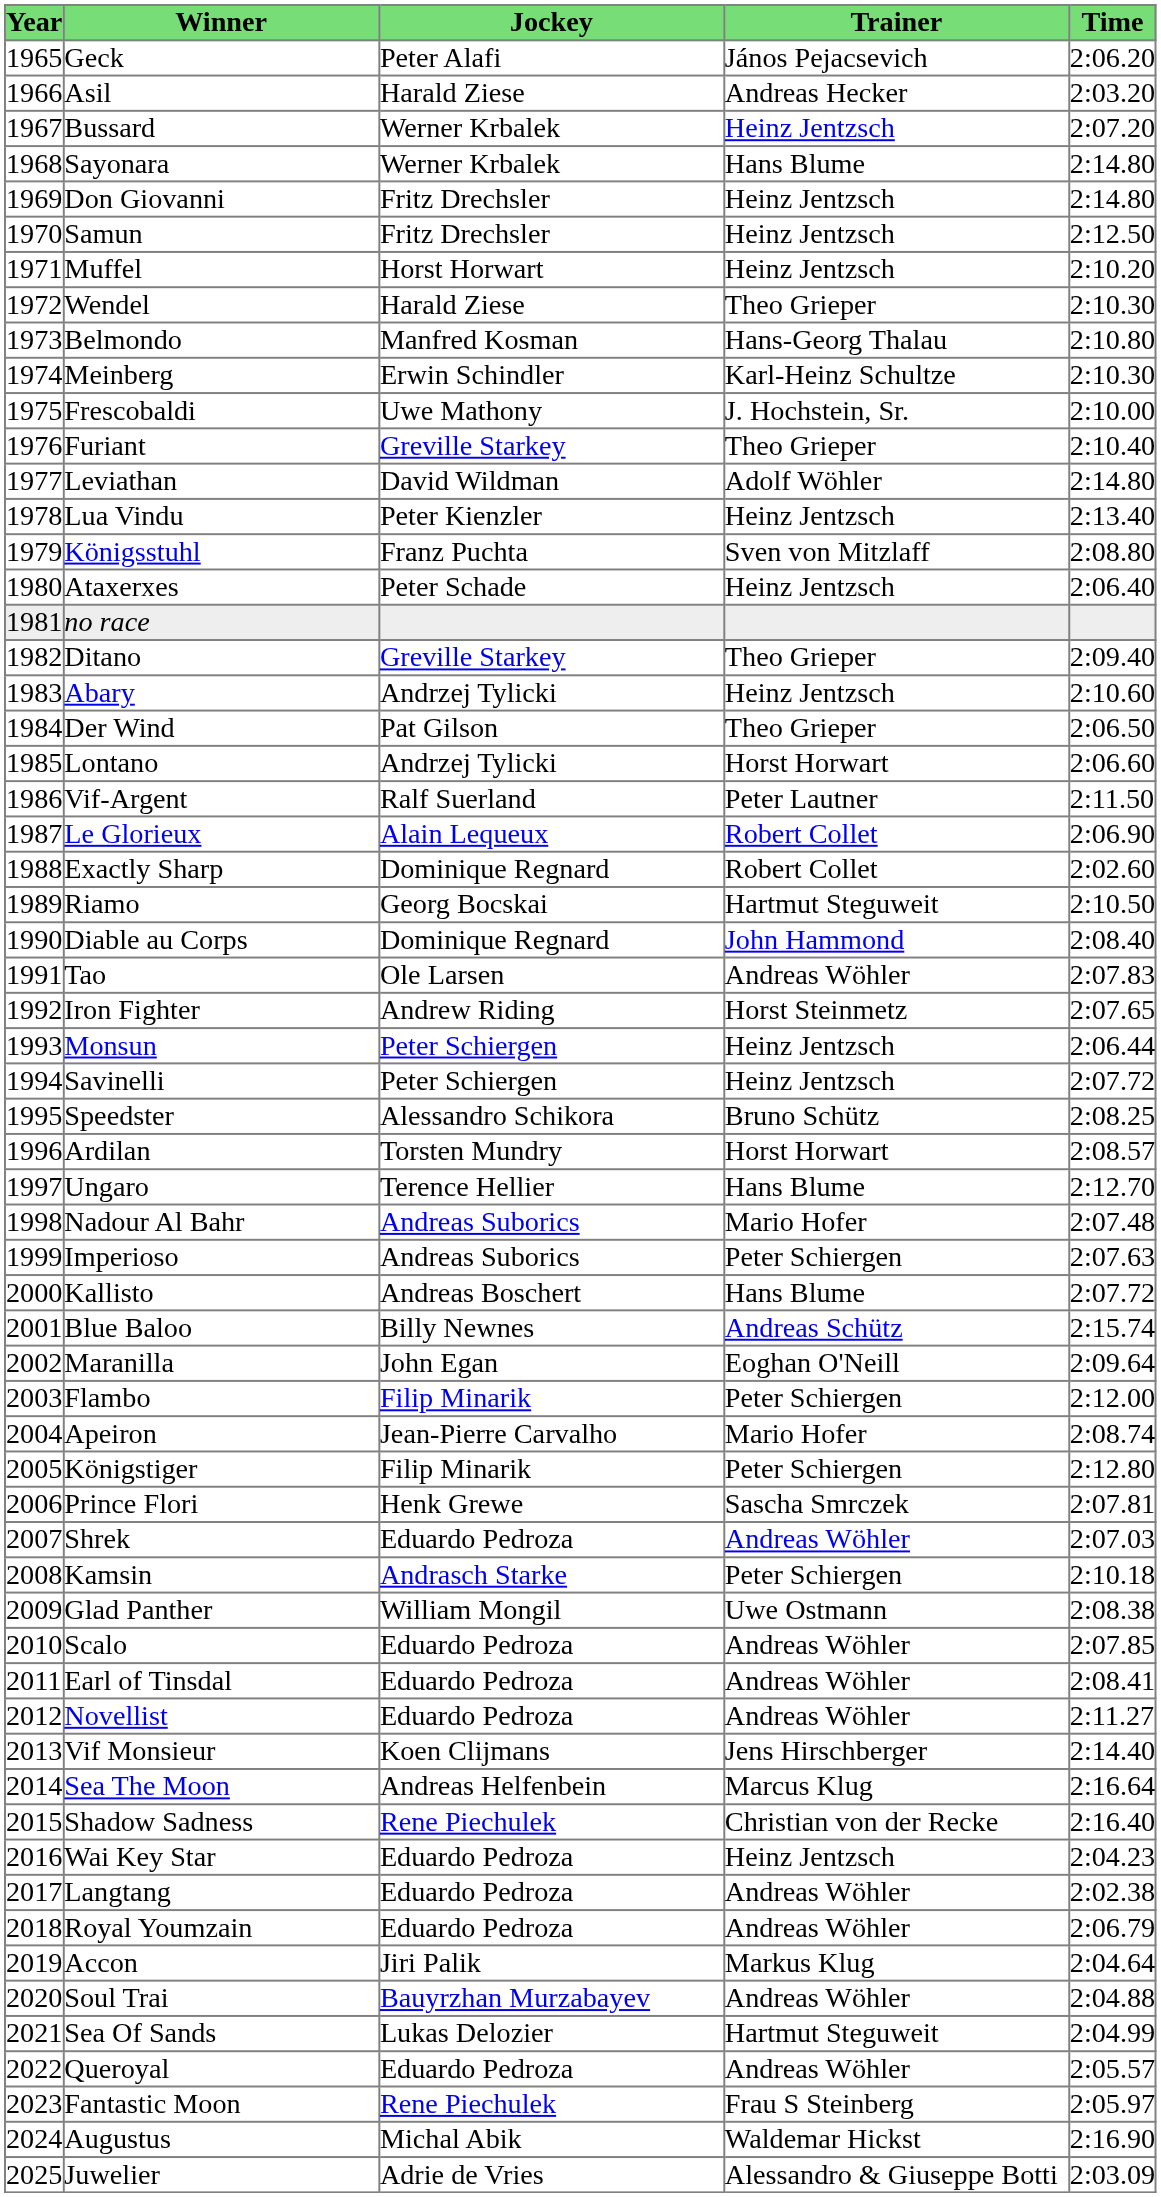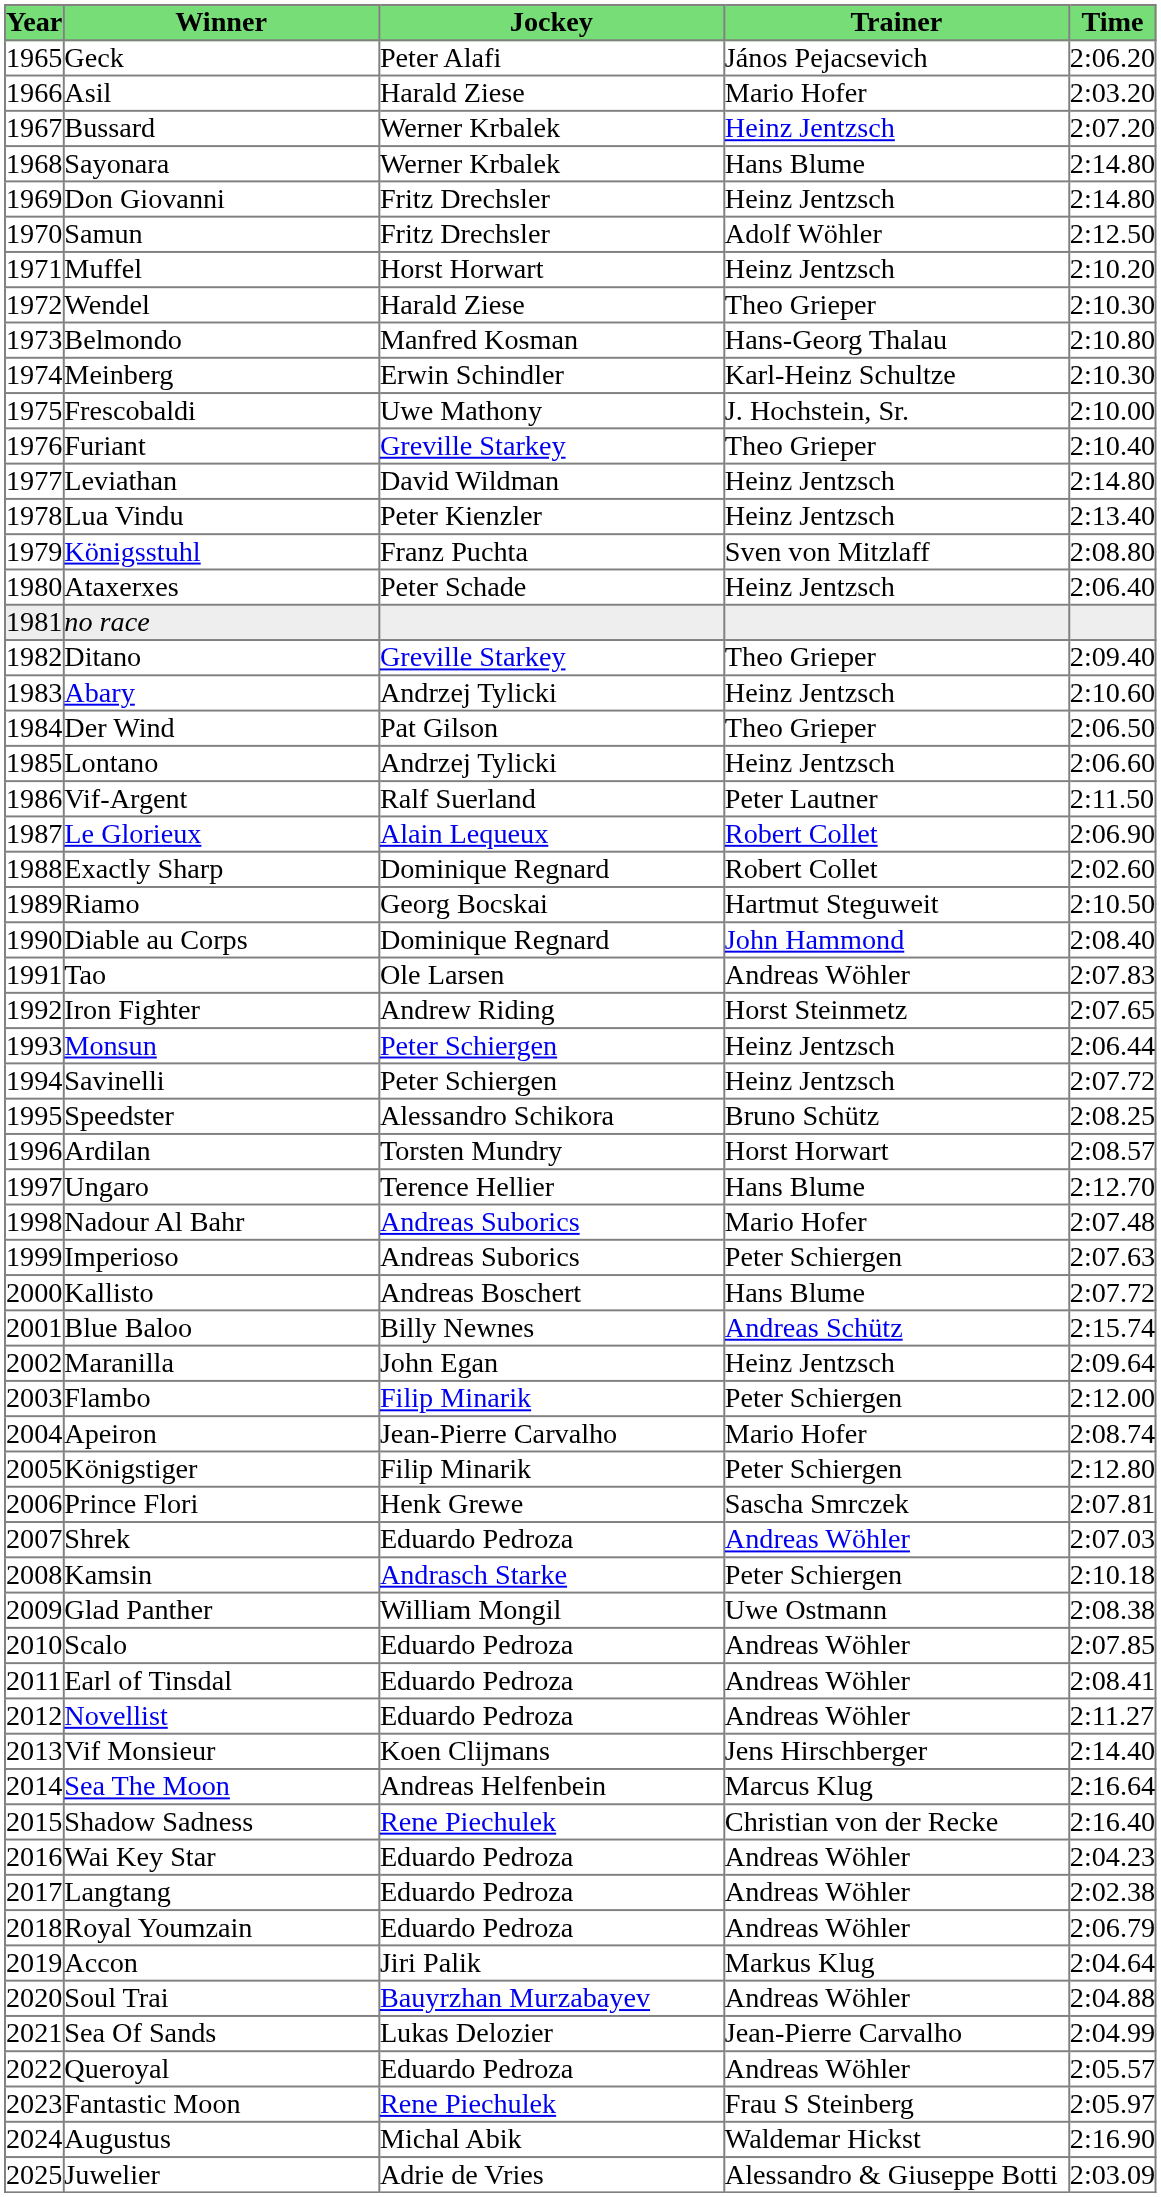(816, 92) Andreas Hecker -> (796, 92) Mario Hofer
(810, 233) Heinz Jentzsch -> (803, 233) Adolf Wöhler
(803, 480) Adolf Wöhler -> (810, 480) Heinz Jentzsch
(807, 763) Horst Horwart -> (810, 763) Heinz Jentzsch
(812, 1362) Eoghan O'Neill -> (810, 1362) Heinz Jentzsch
(810, 1856) Heinz Jentzsch -> (817, 1856) Andreas Wöhler
(832, 2033) Hartmut Steguweit -> (844, 2033) Jean-Pierre Carvalho
